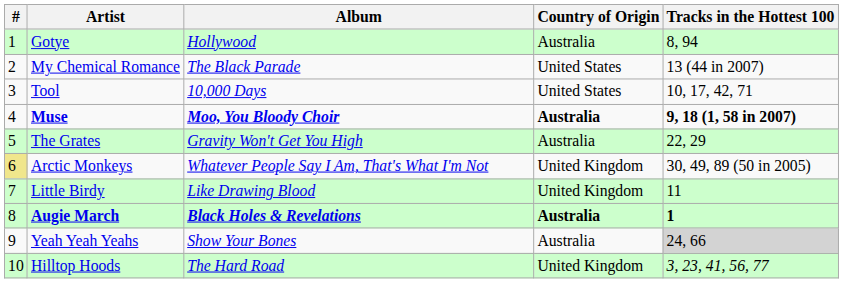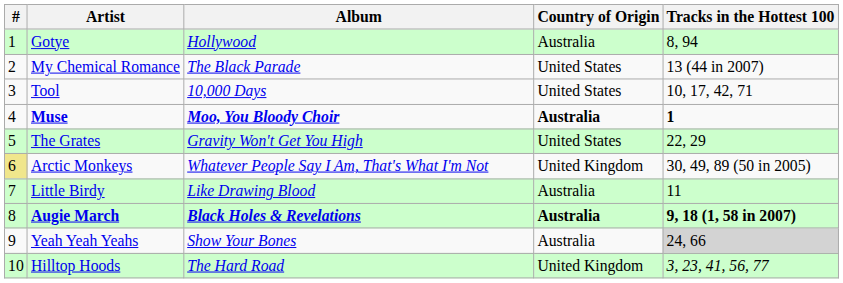(731, 116) 9, 18 (1, 58 in 2007) -> (671, 116) 1
(566, 141) Australia -> (579, 141) United States
(590, 191) United Kingdom -> (566, 191) Australia
(671, 215) 1 -> (731, 215) 9, 18 (1, 58 in 2007)
